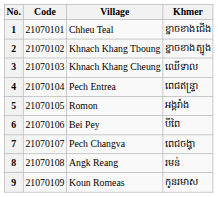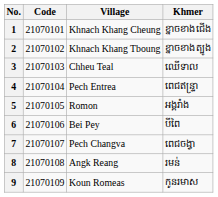(91, 29) Chheu Teal -> (115, 29) Khnach Khang Cheung
(115, 67) Khnach Khang Cheung -> (91, 67) Chheu Teal
